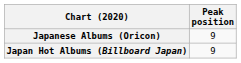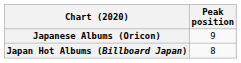(213, 51) 9 -> (213, 51) 8
